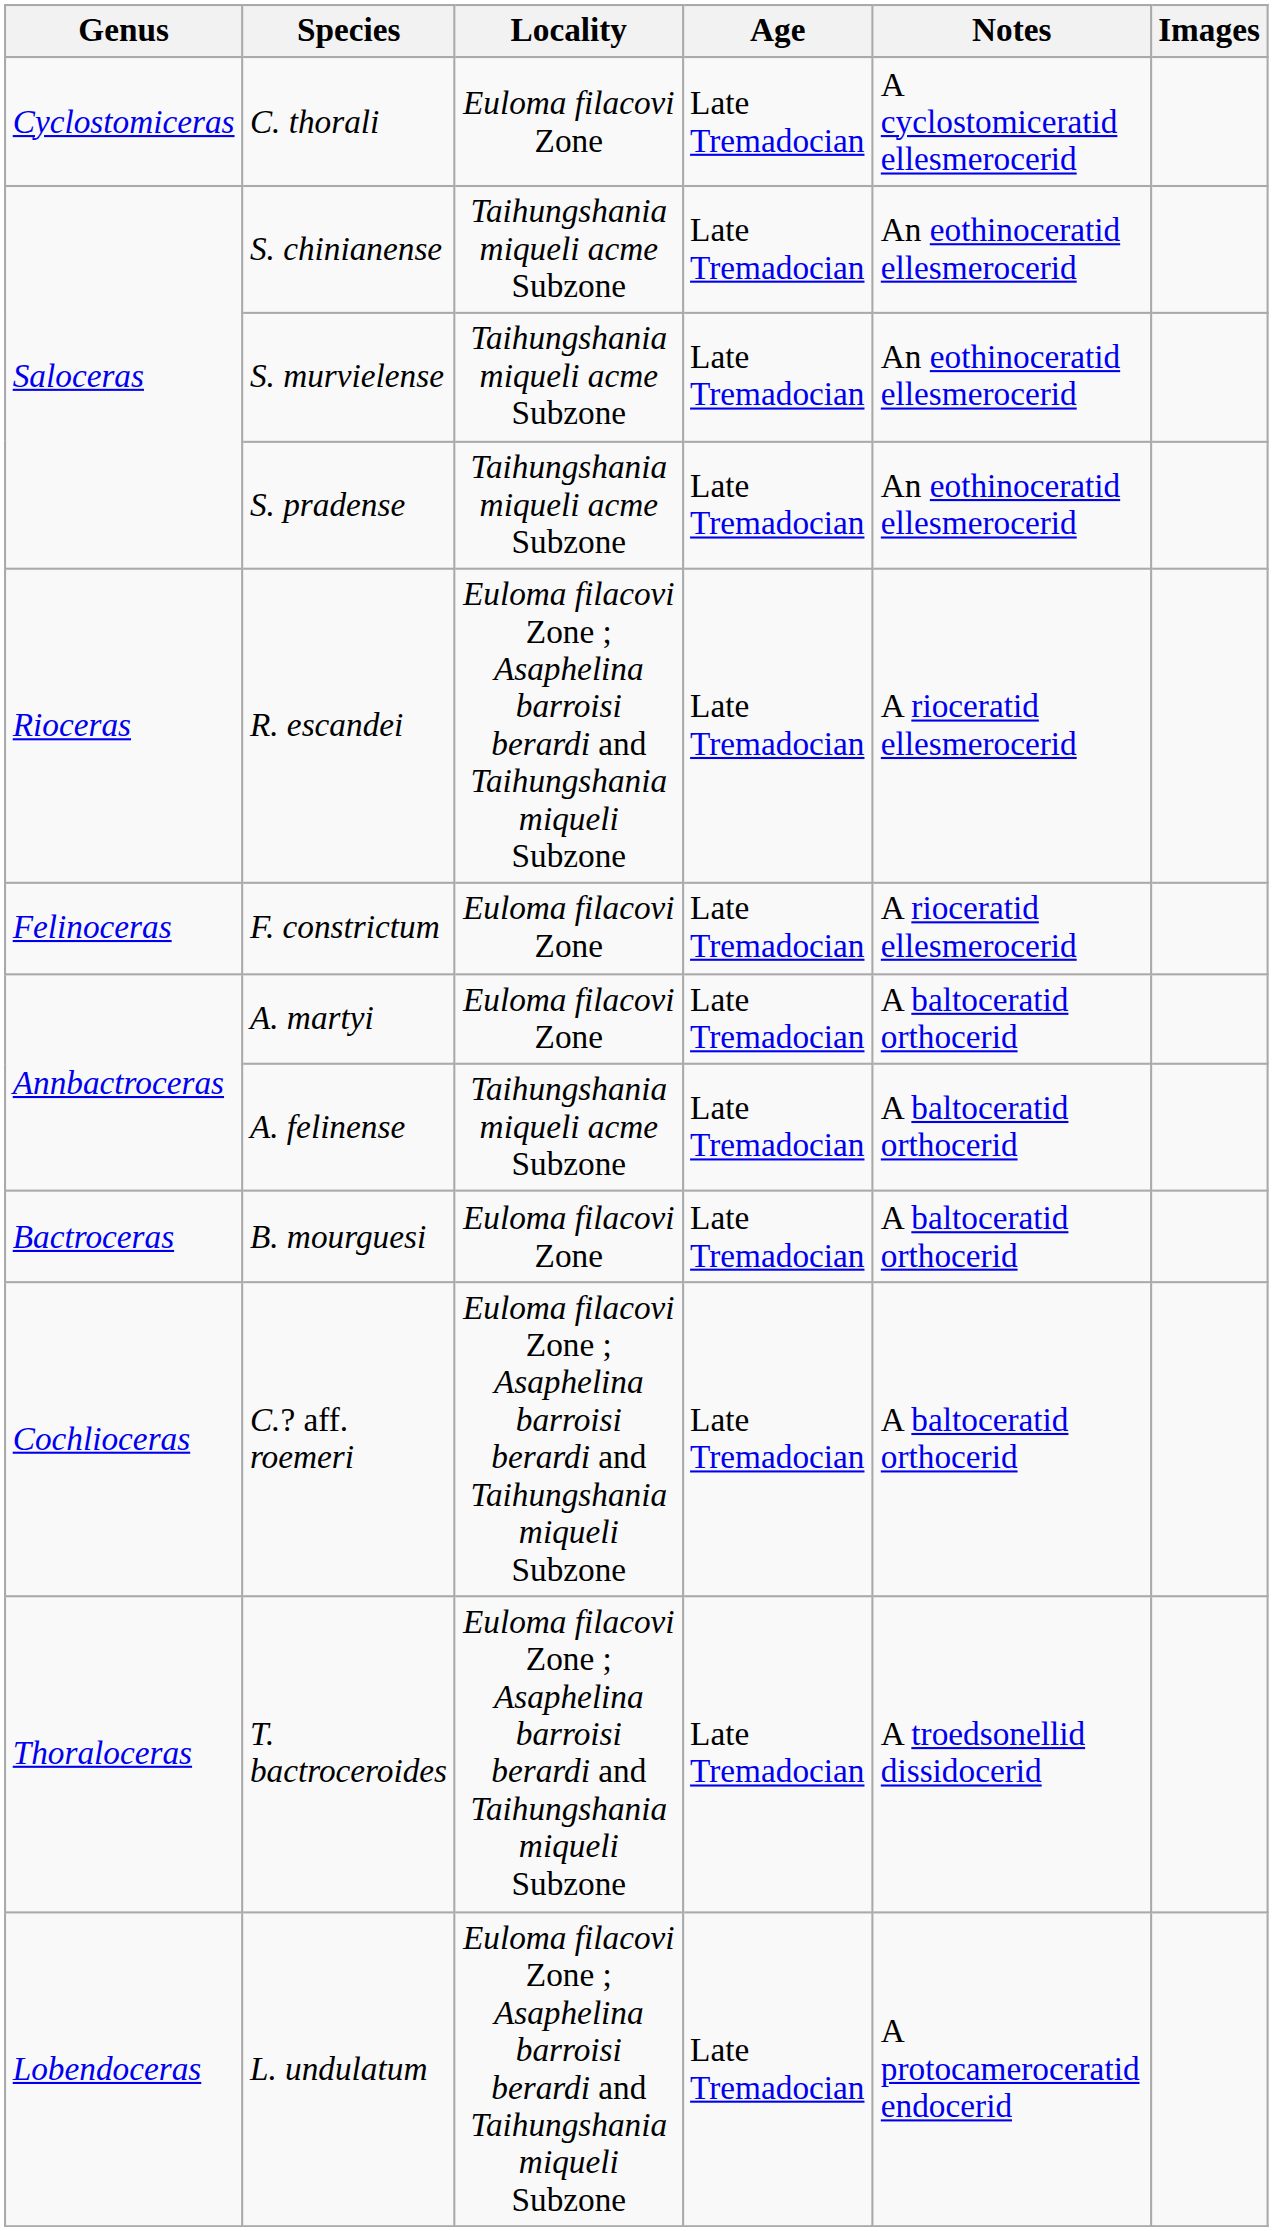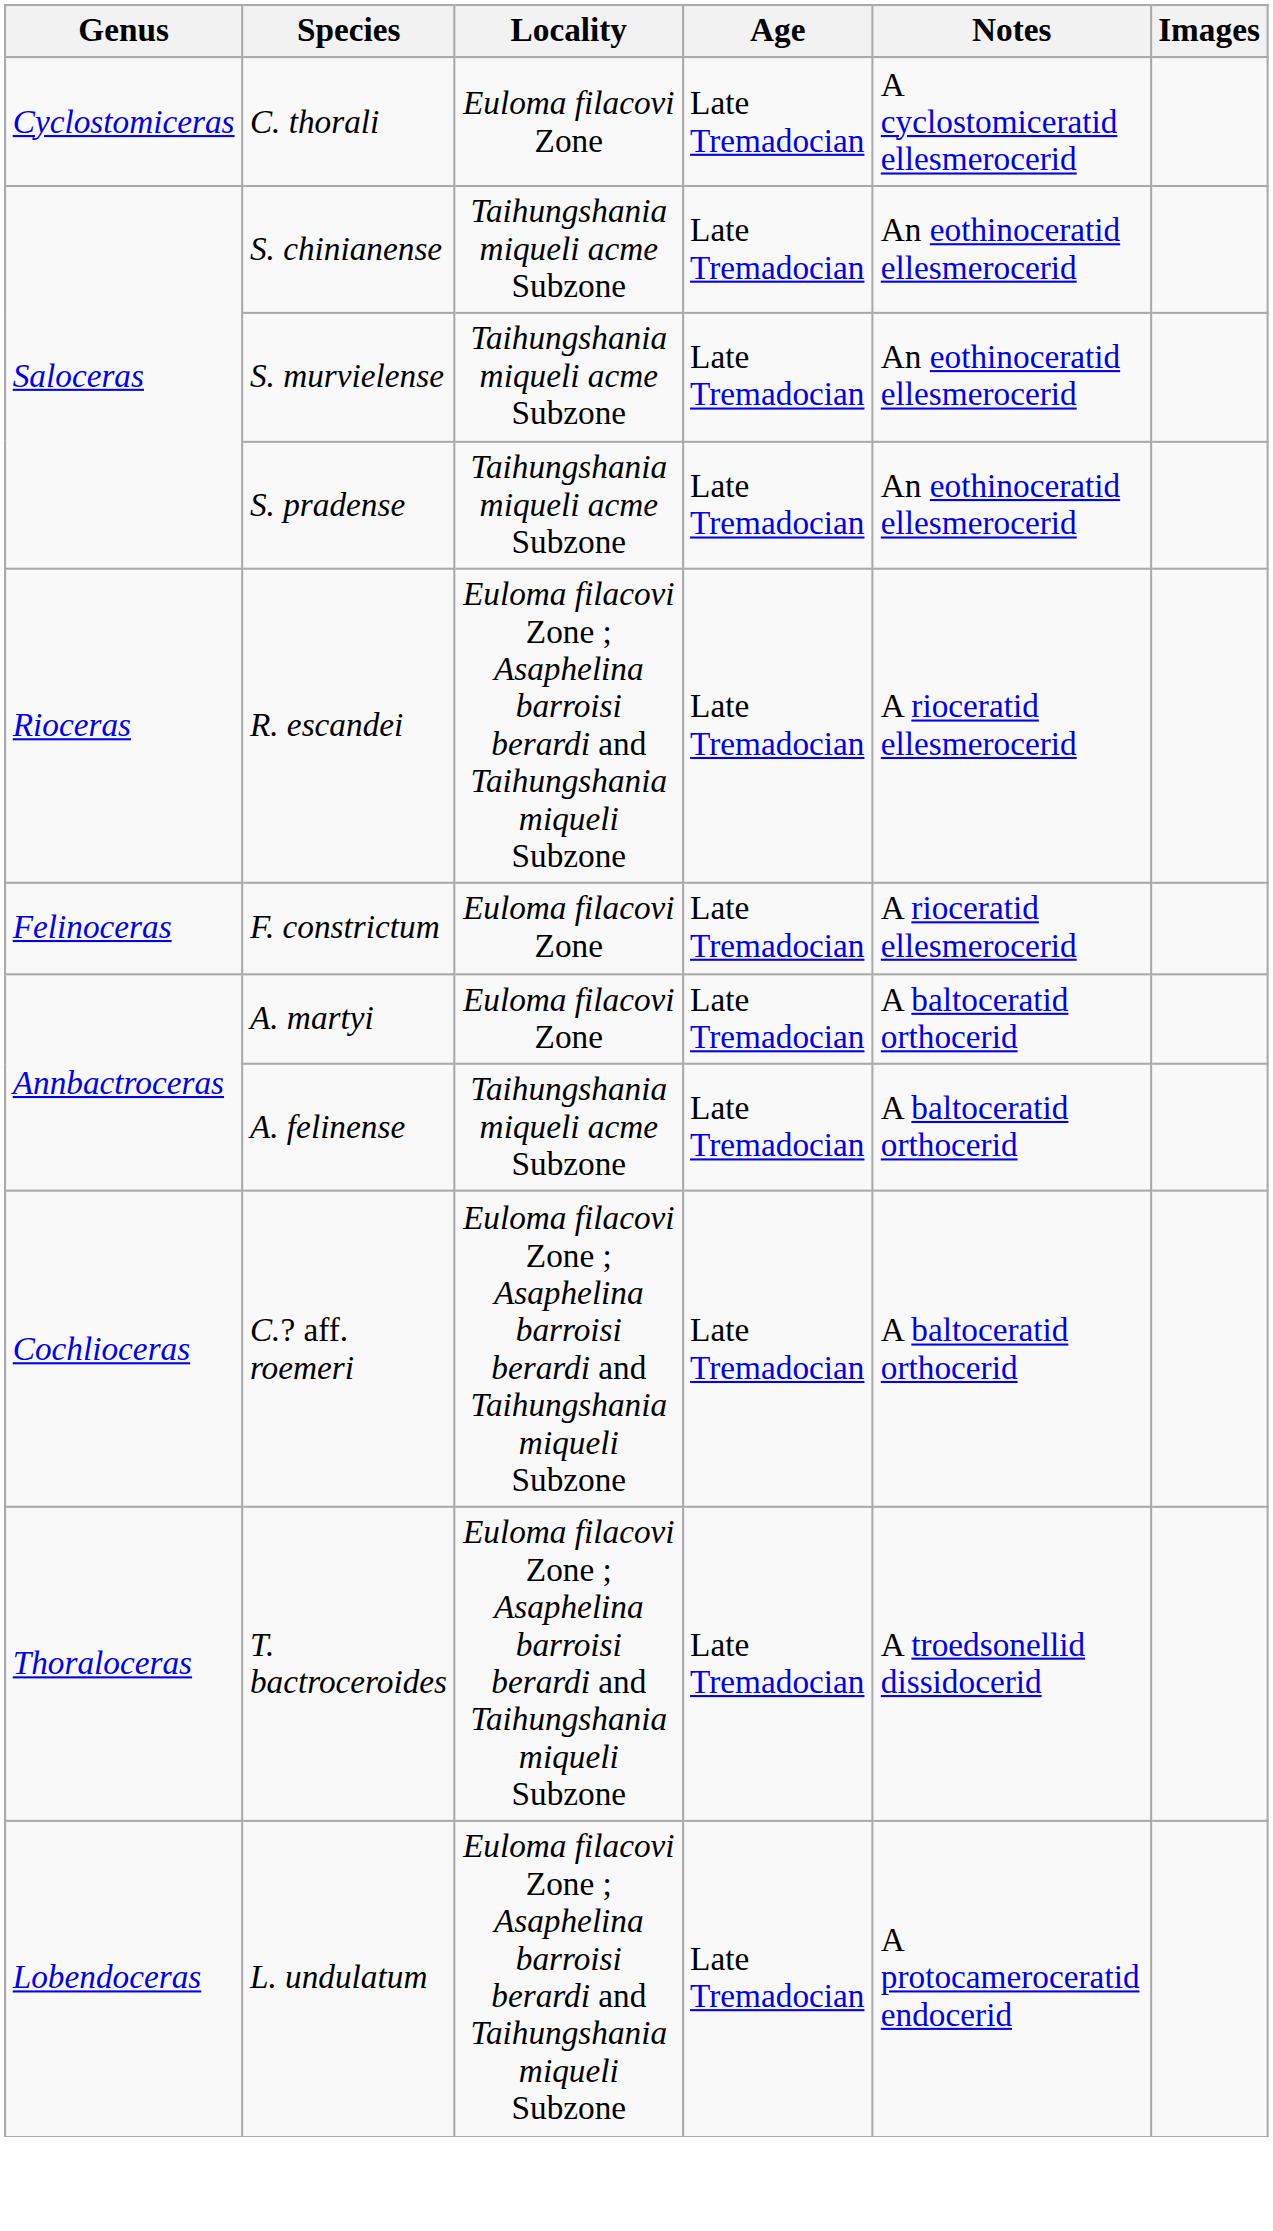- row: (338, 1235)
